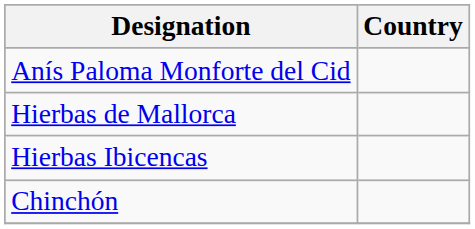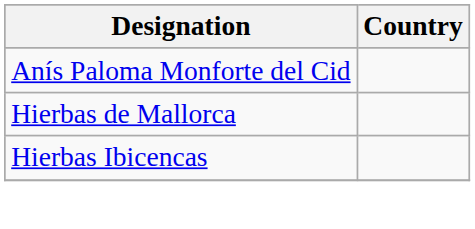- row: (65, 200)
